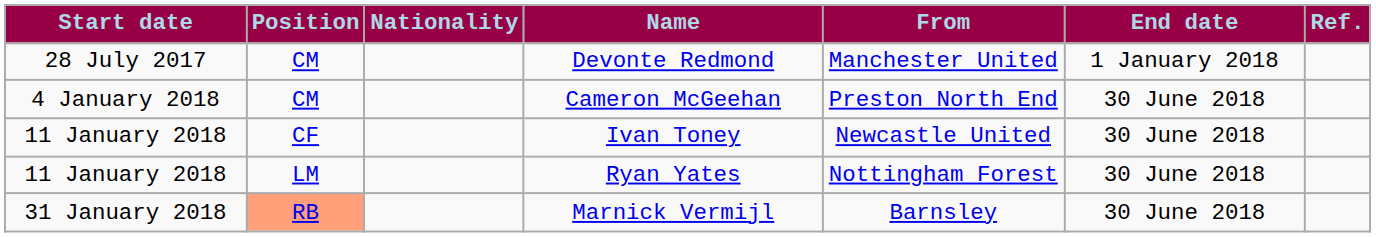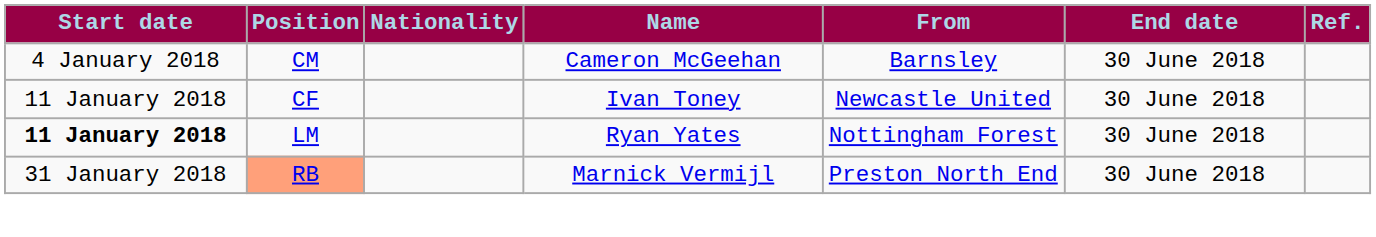- row: (673, 61)
(943, 99) Preston North End -> (943, 61) Barnsley
(126, 174) normal -> (126, 137) bold
(943, 212) Barnsley -> (943, 174) Preston North End
